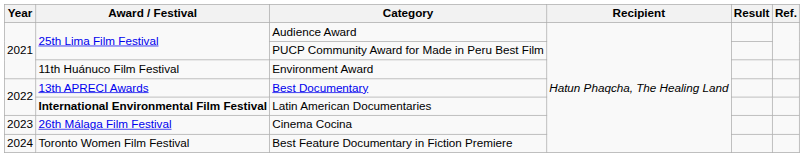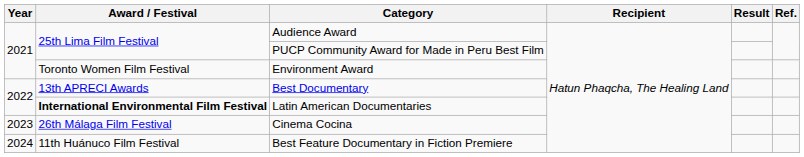(109, 69) 11th Huánuco Film Festival -> (114, 69) Toronto Women Film Festival
(114, 143) Toronto Women Film Festival -> (109, 143) 11th Huánuco Film Festival
